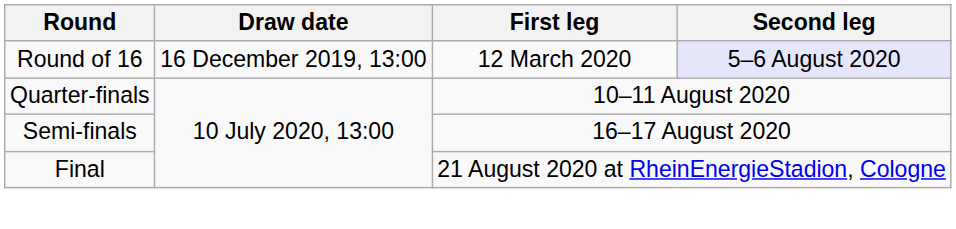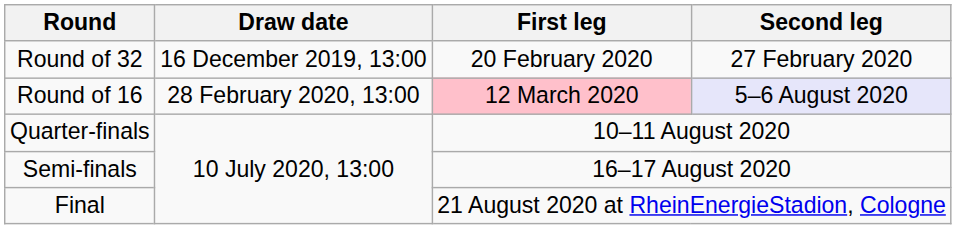+ row: (80, 59)
(293, 59) 16 December 2019, 13:00 -> (293, 95) 28 February 2020, 13:00
(555, 59) no background -> (562, 95) pink background
